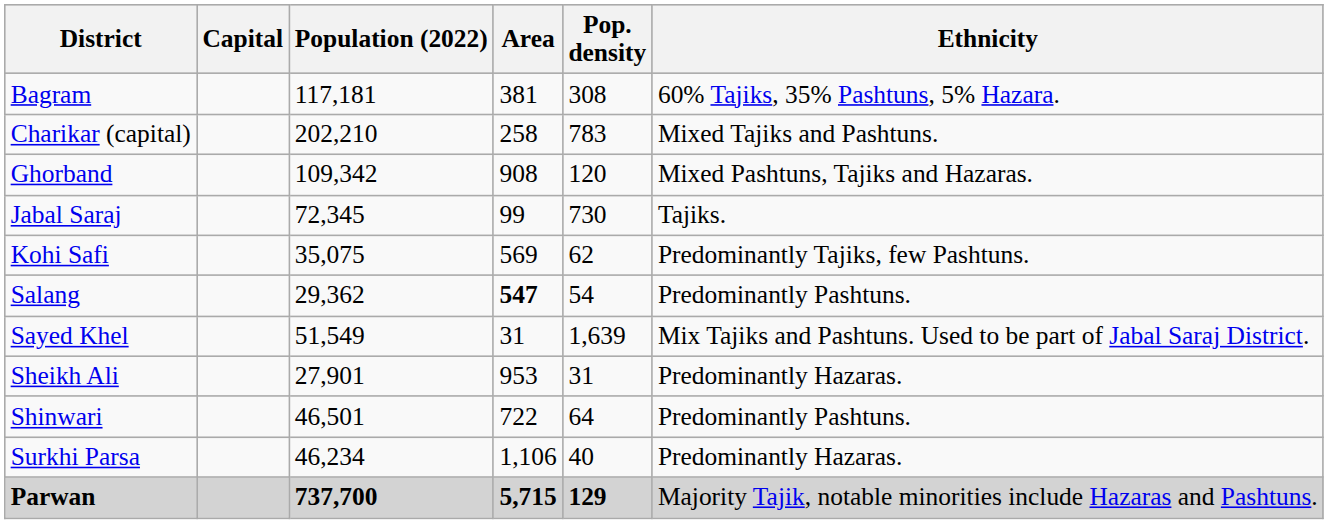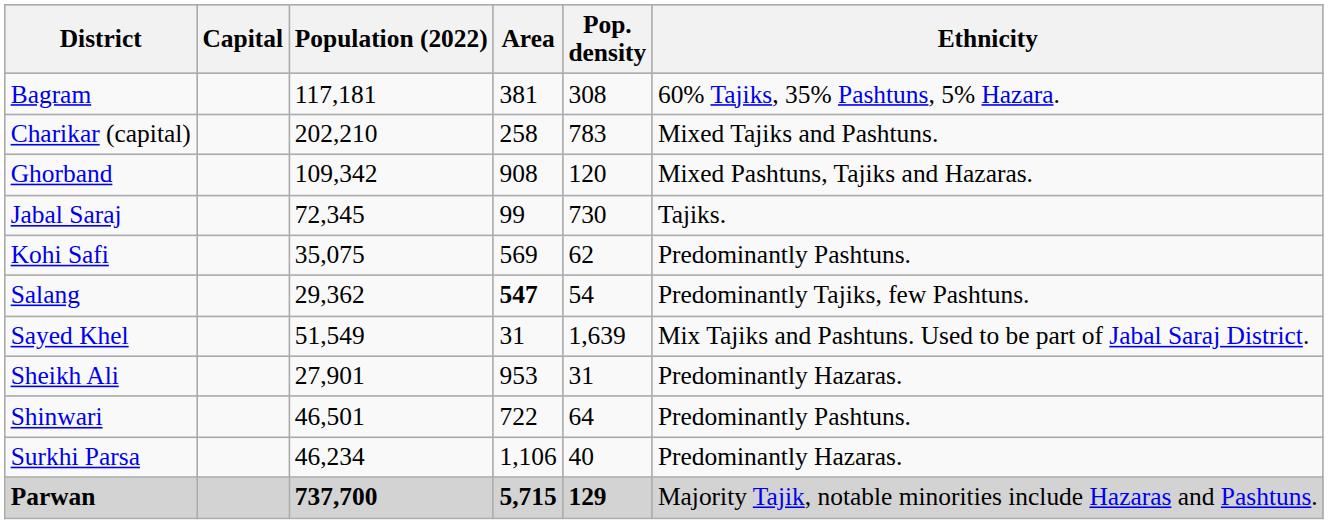(844, 255) Predominantly Tajiks, few Pashtuns. -> (784, 255) Predominantly Pashtuns.
(784, 295) Predominantly Pashtuns. -> (844, 295) Predominantly Tajiks, few Pashtuns.
